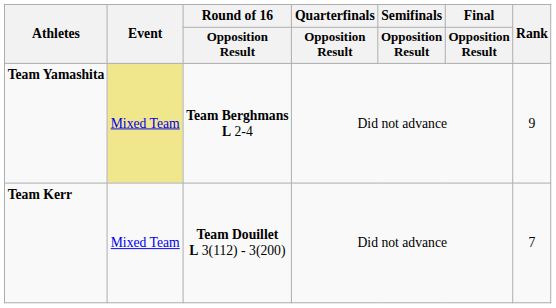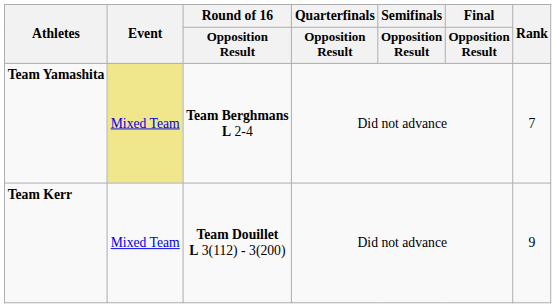(532, 123) 9 -> (532, 123) 7
(532, 243) 7 -> (532, 243) 9
